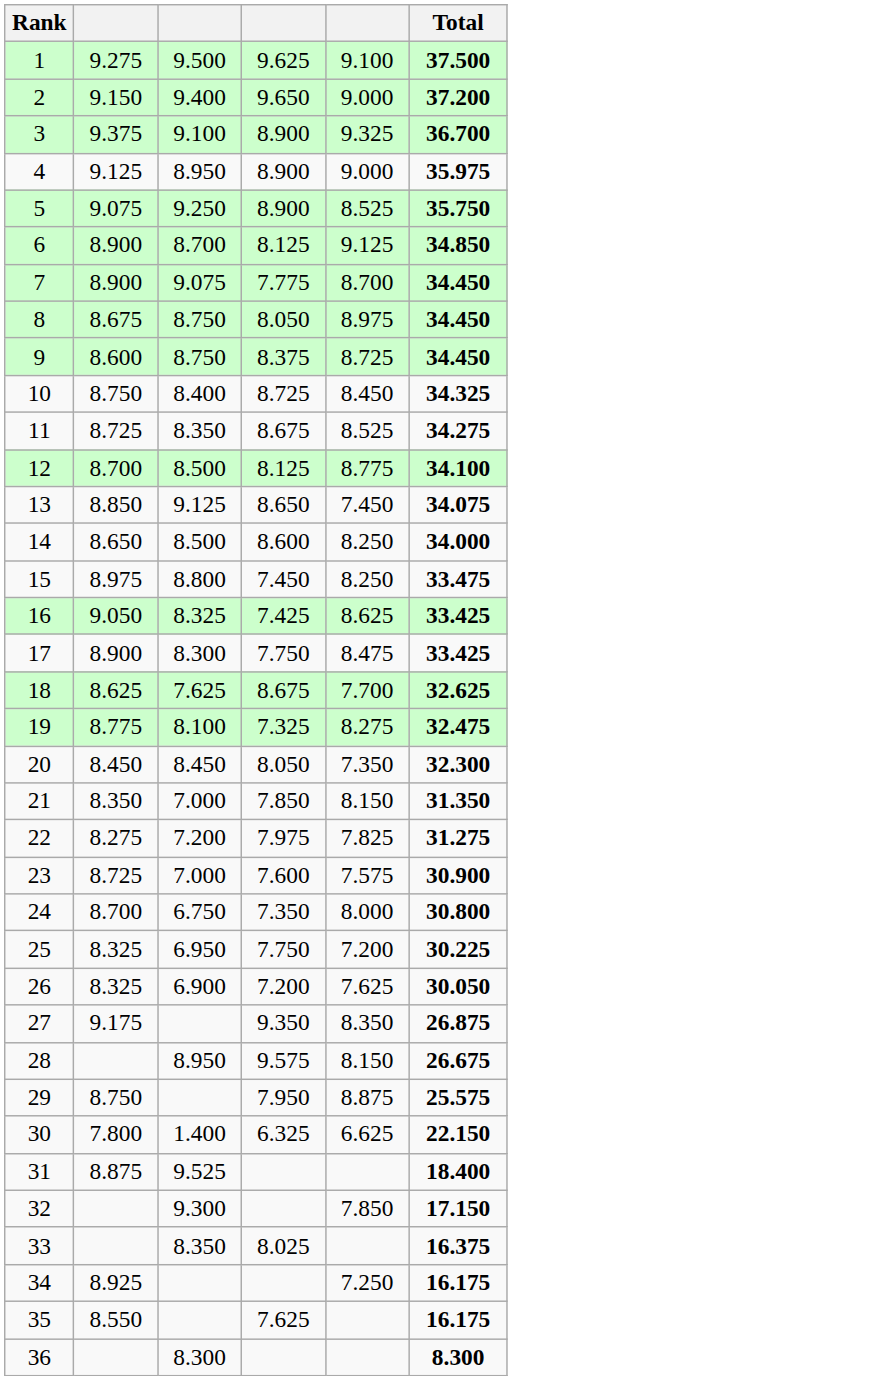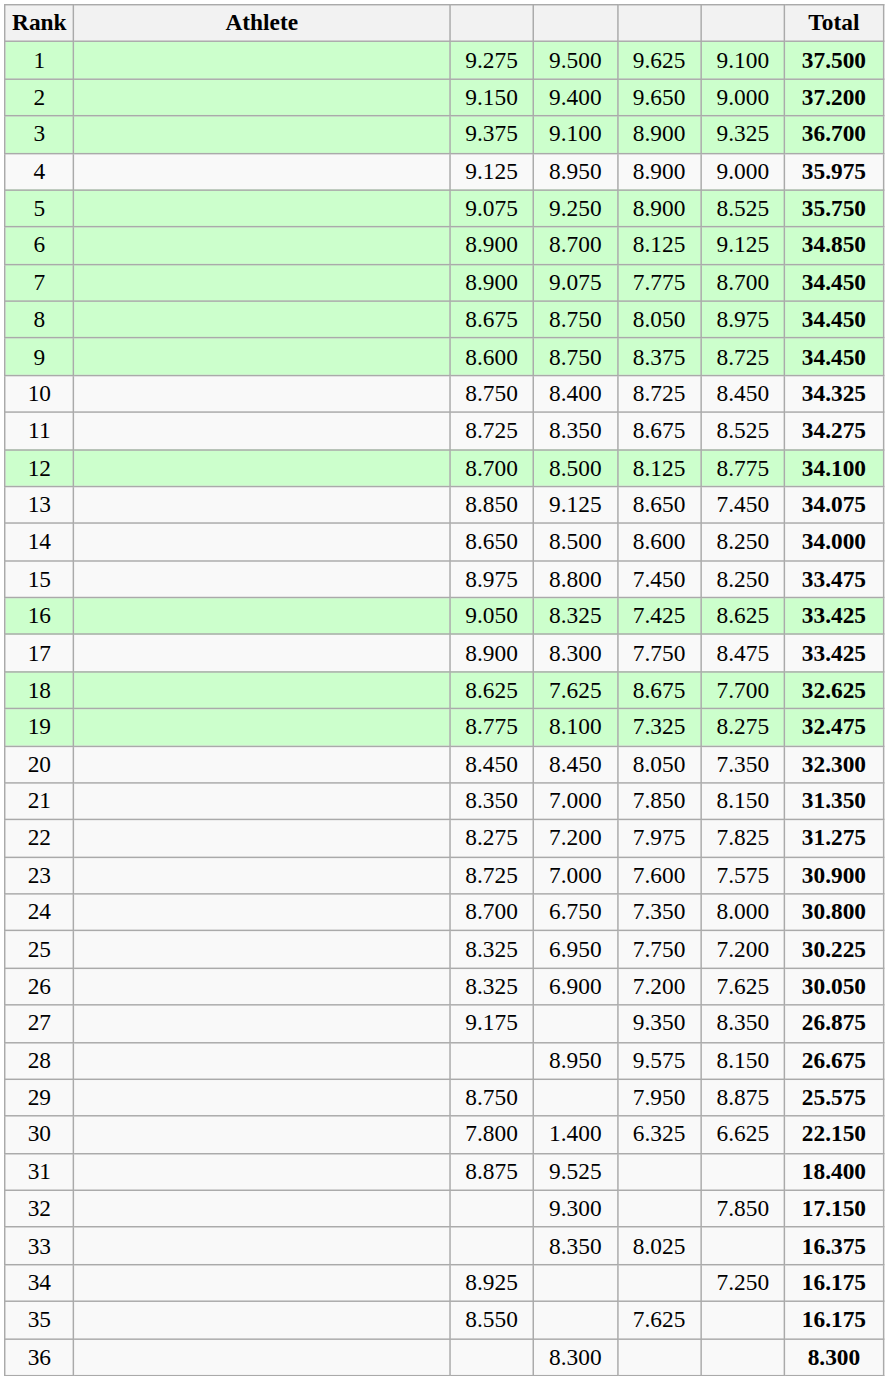+ column: (262, 23)
